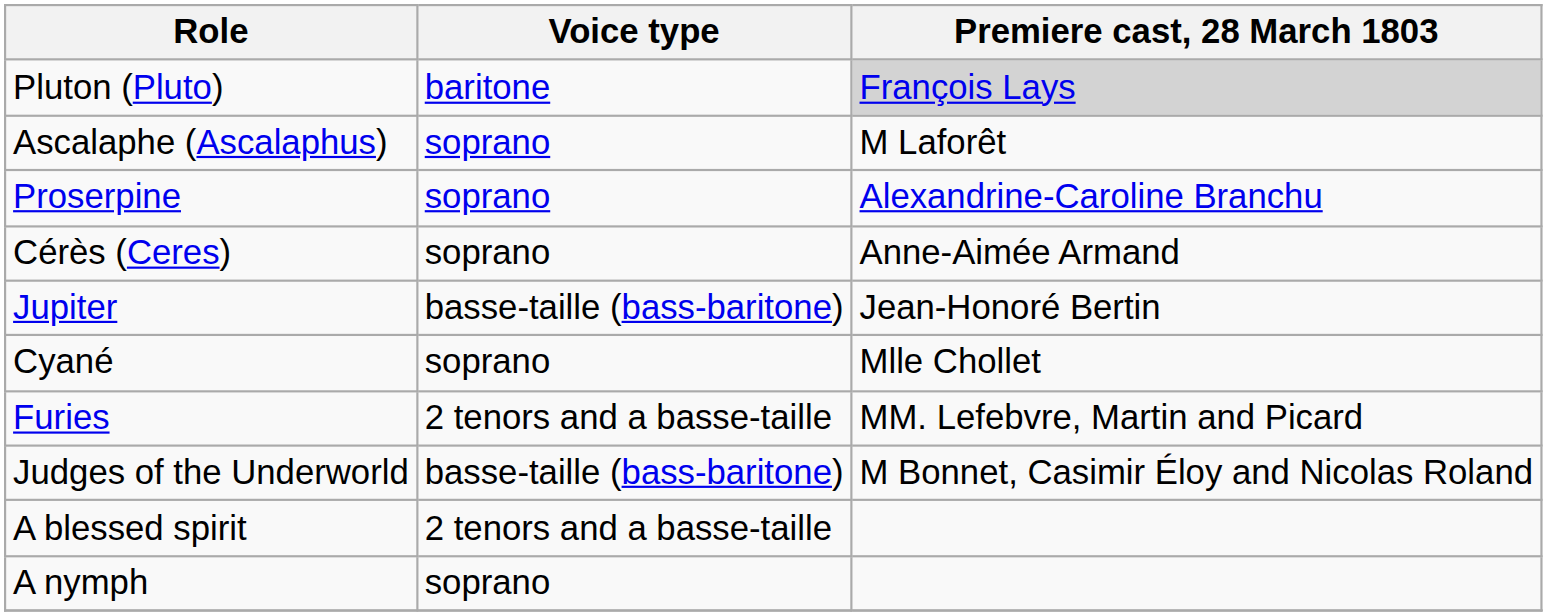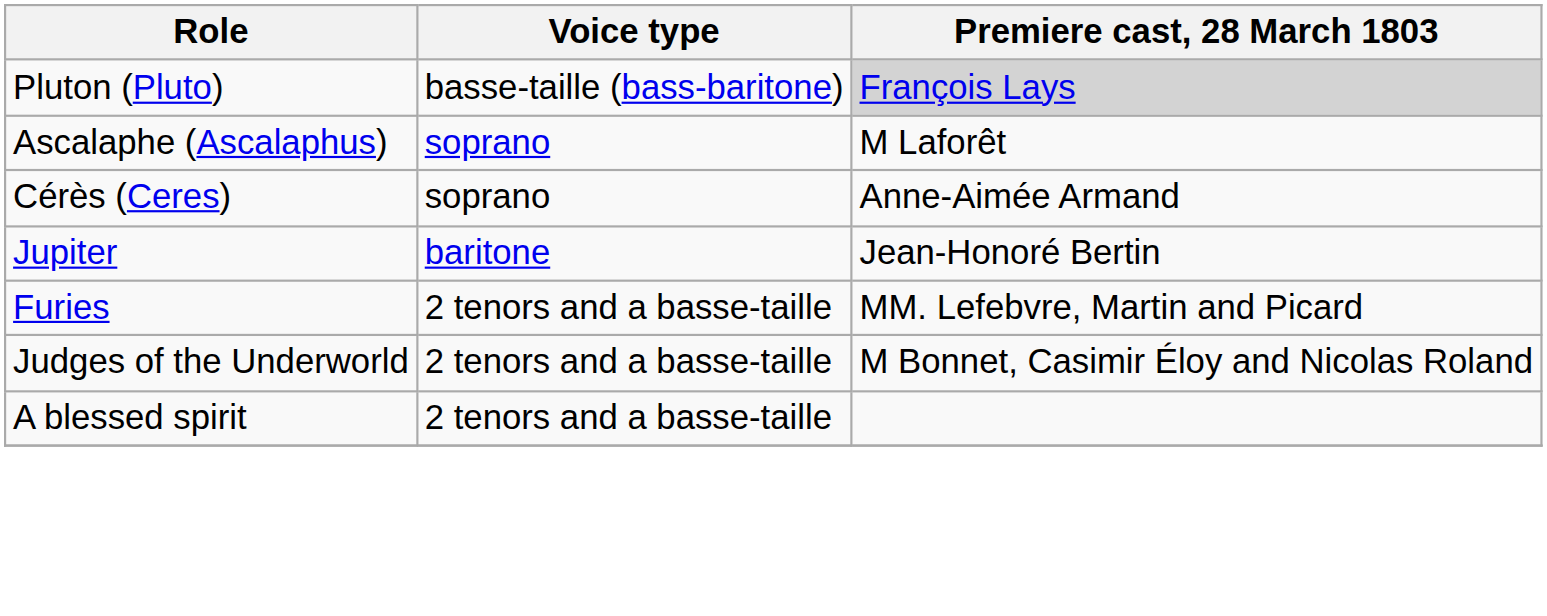(487, 87) baritone -> (634, 87) basse-taille (bass-baritone)
- row: (97, 197)
(634, 307) basse-taille (bass-baritone) -> (487, 252) baritone
- row: (63, 362)
(634, 472) basse-taille (bass-baritone) -> (628, 362) 2 tenors and a basse-taille
- row: (81, 582)
